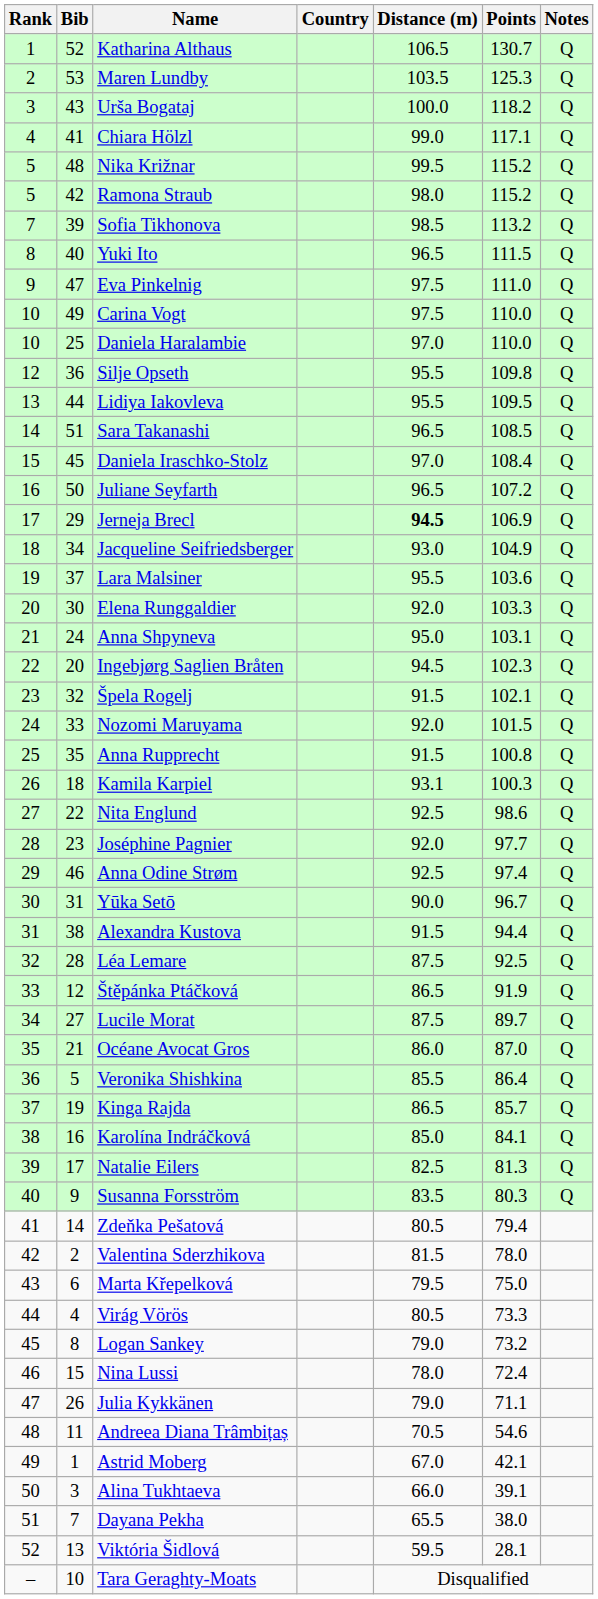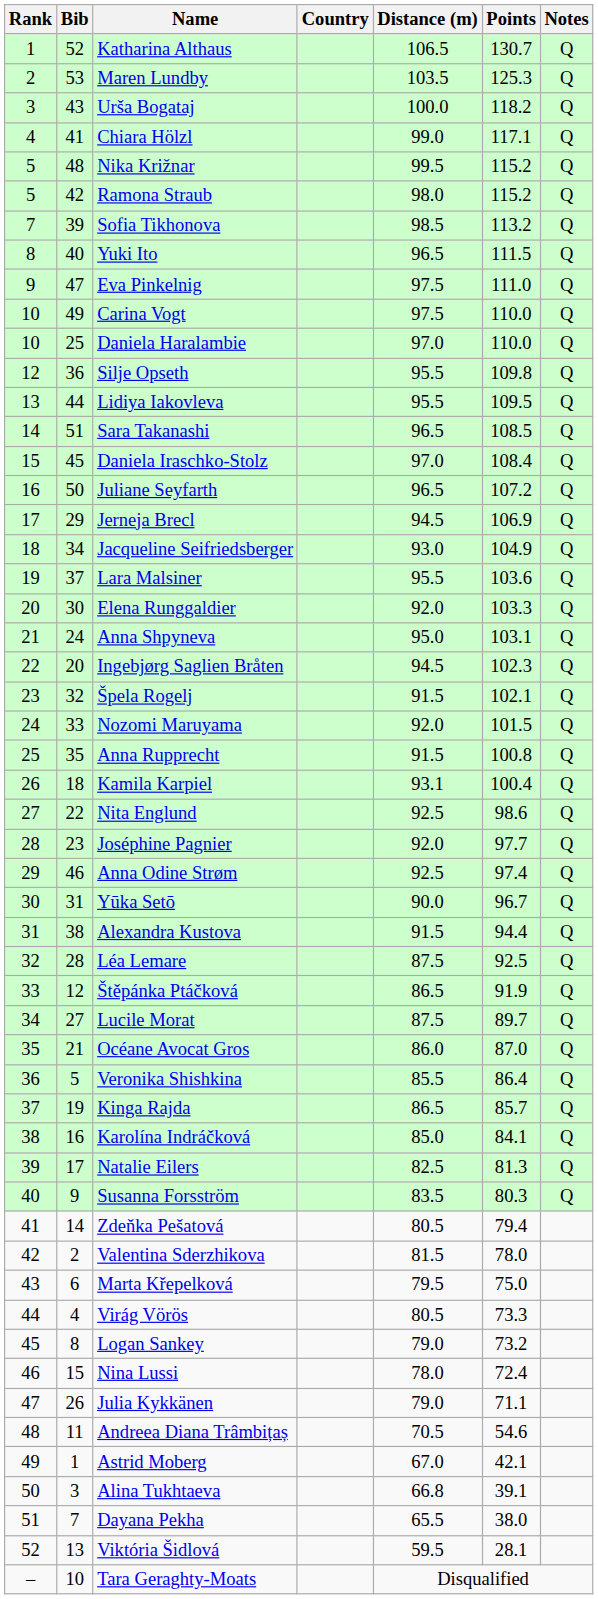(428, 519) bold -> (428, 519) normal
(511, 784) 100.3 -> (511, 784) 100.4
(428, 1490) 66.0 -> (428, 1490) 66.8
